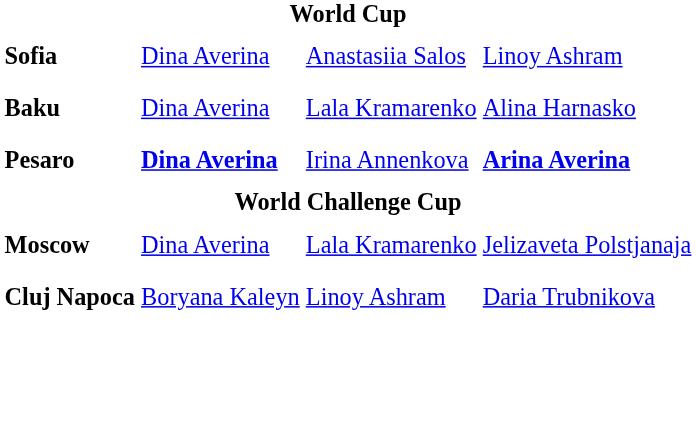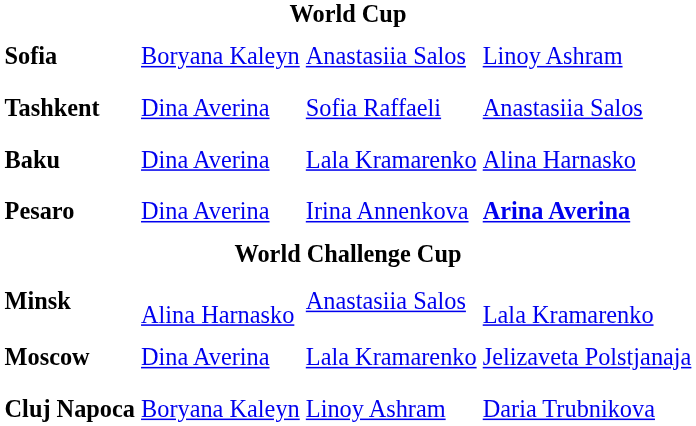(205, 56) Dina Averina -> (220, 56) Boryana Kaleyn
+ row: (52, 108)
(209, 159) bold -> (205, 211) normal
+ row: (38, 301)
